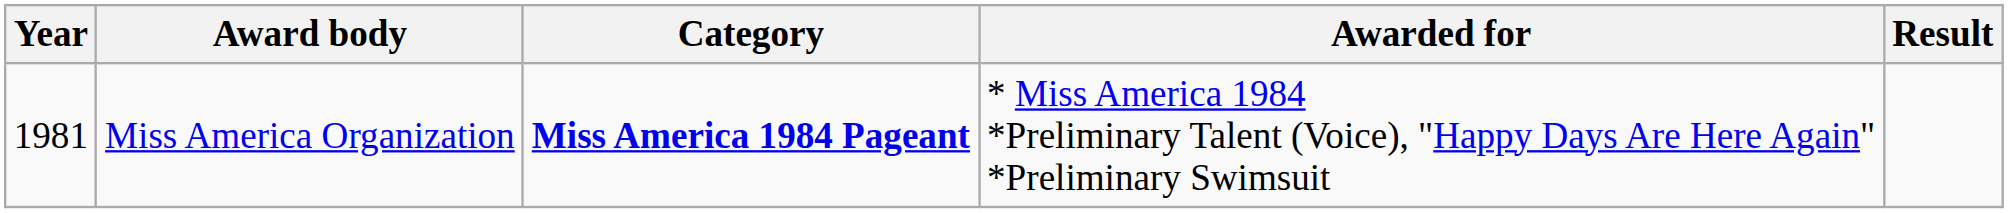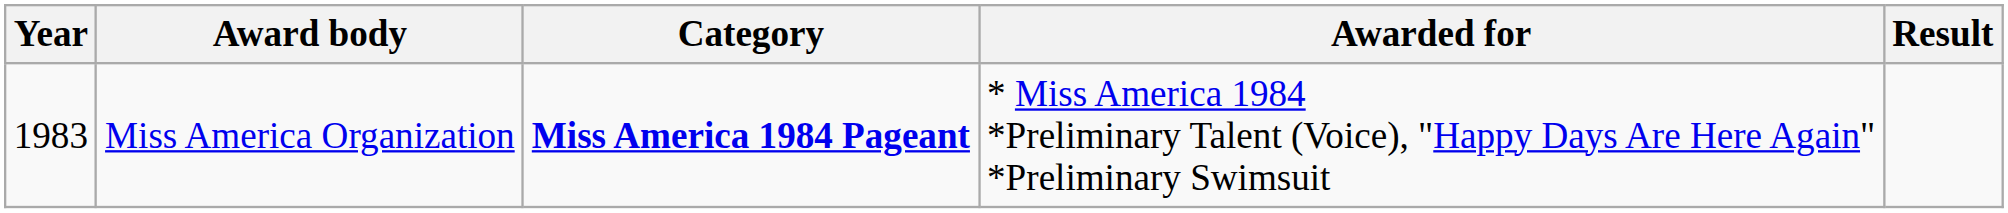(51, 134) 1981 -> (51, 134) 1983
